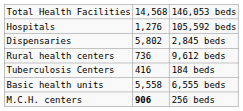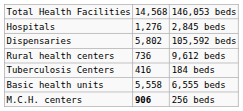(204, 26) 105,592 beds -> (199, 26) 2,845 beds
(199, 41) 2,845 beds -> (204, 41) 105,592 beds
